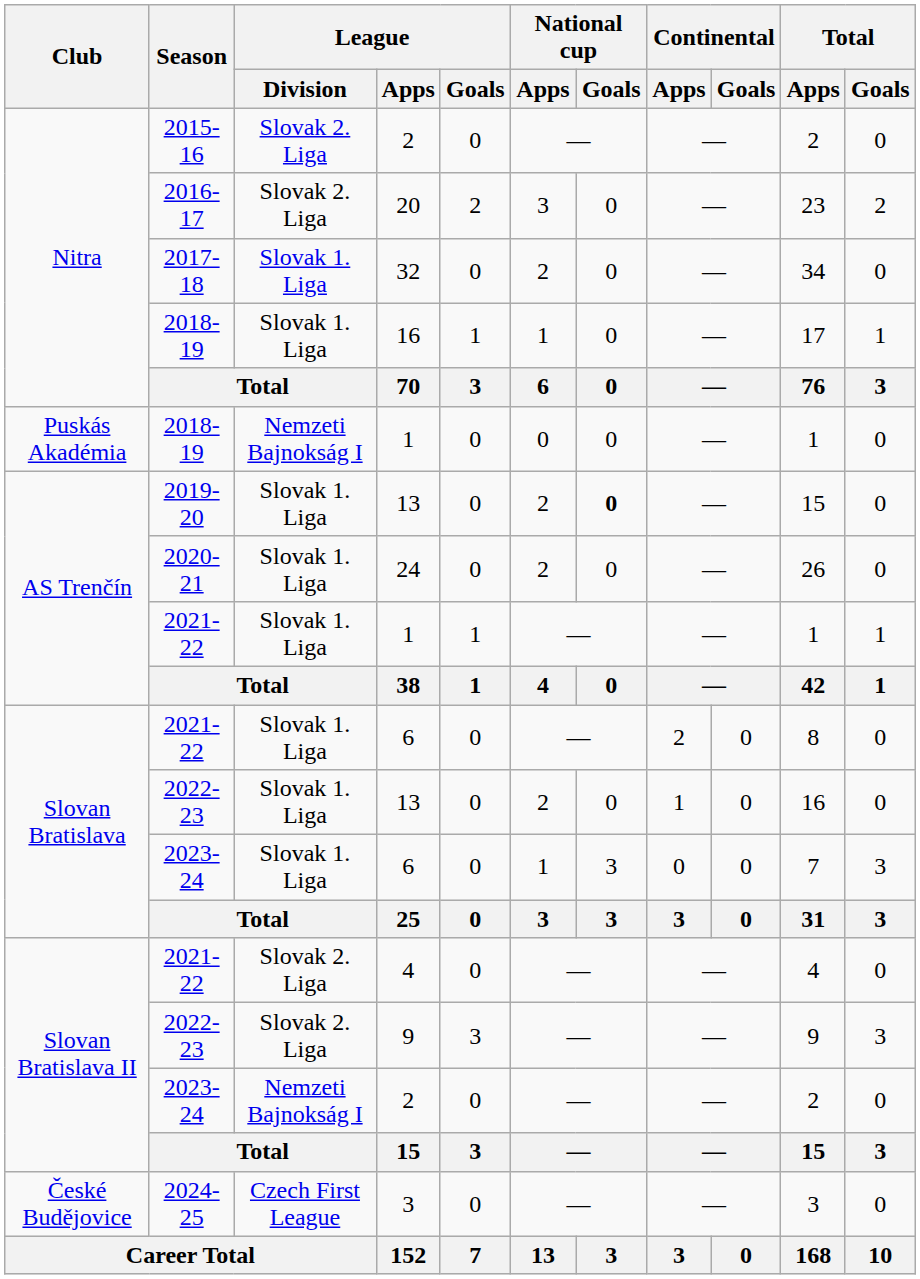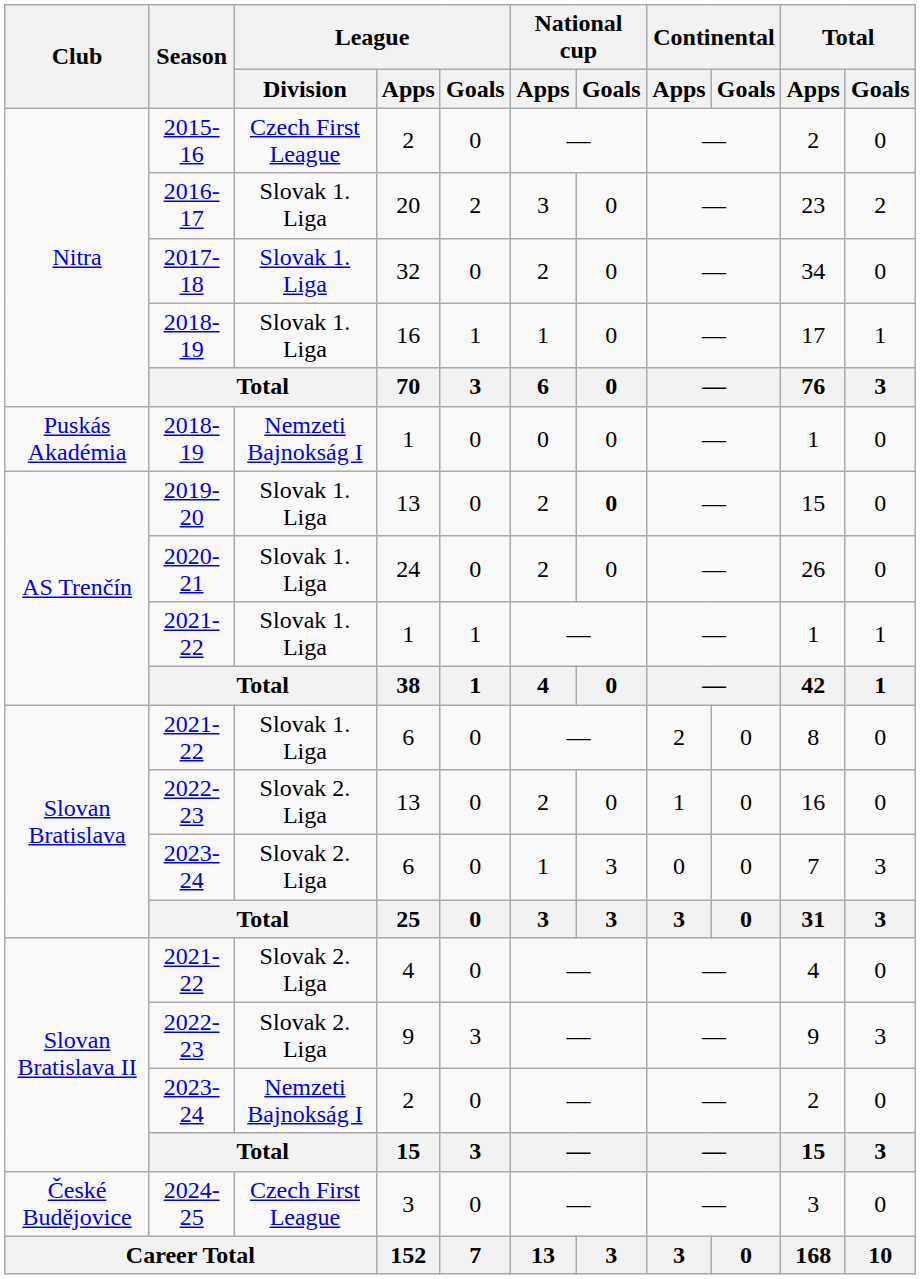(305, 140) Slovak 2. Liga -> (305, 140) Czech First League
(305, 205) Slovak 2. Liga -> (305, 205) Slovak 1. Liga
(305, 801) Slovak 1. Liga -> (305, 801) Slovak 2. Liga
(305, 866) Slovak 1. Liga -> (305, 866) Slovak 2. Liga
